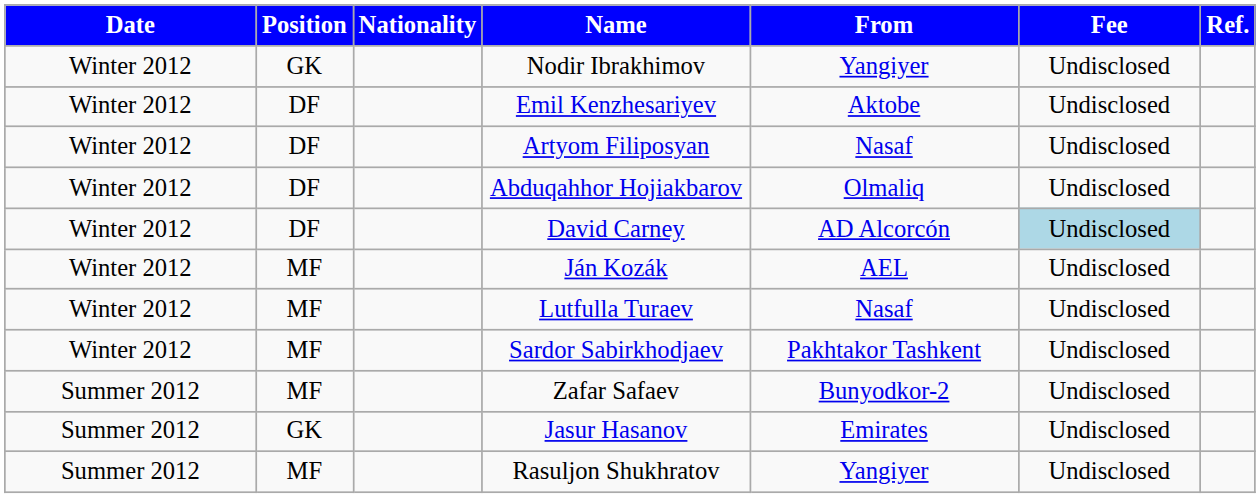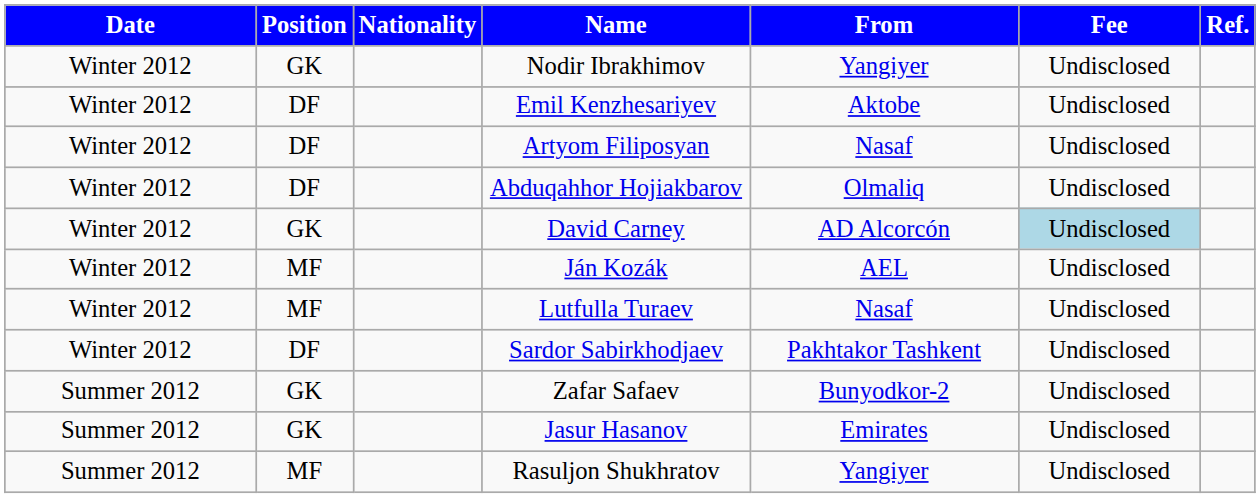(304, 228) DF -> (304, 228) GK
(304, 350) MF -> (304, 350) DF
(304, 390) MF -> (304, 390) GK
